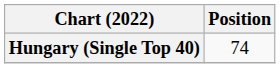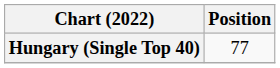(240, 47) 74 -> (240, 47) 77
